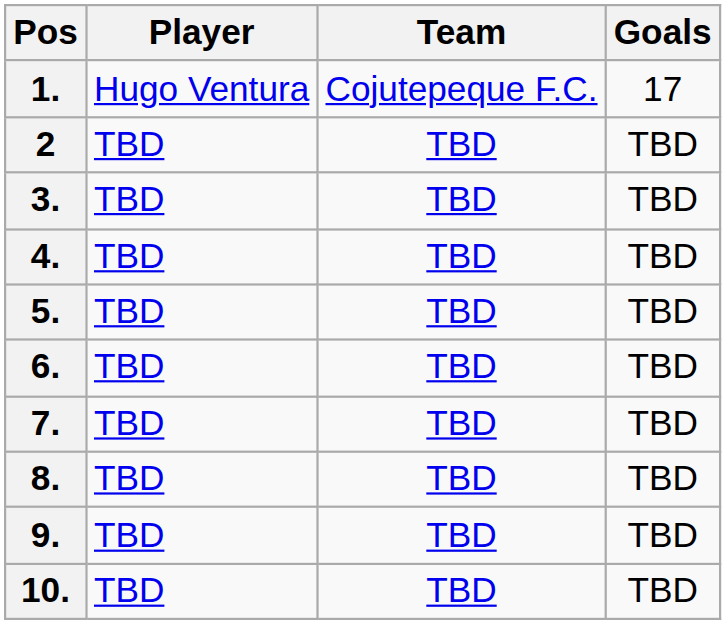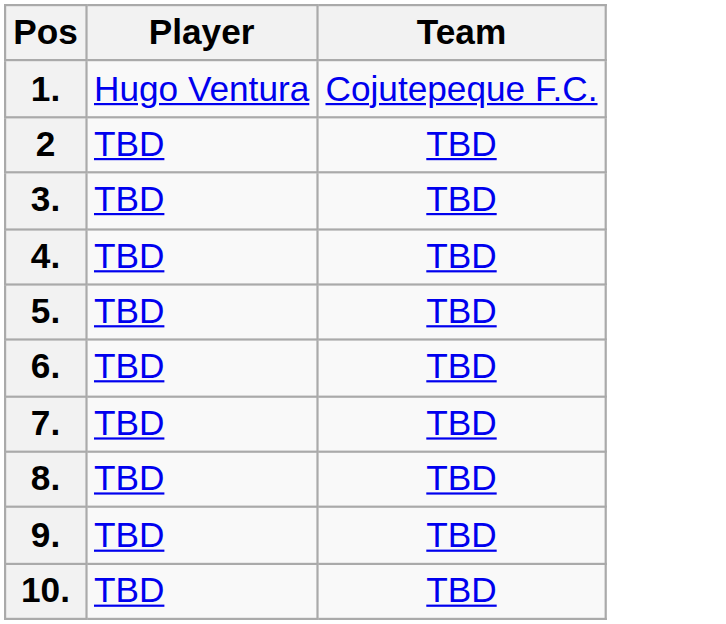- column: (663, 32)
